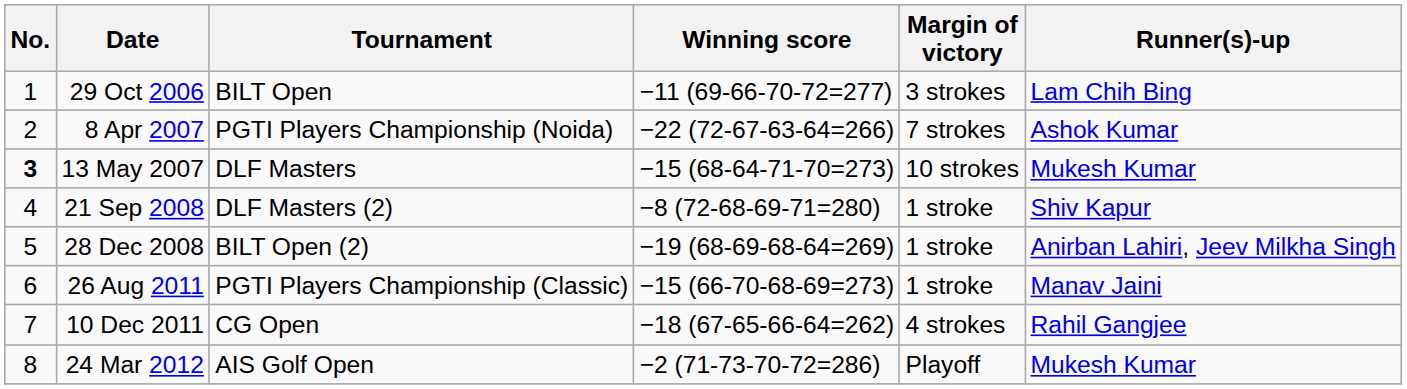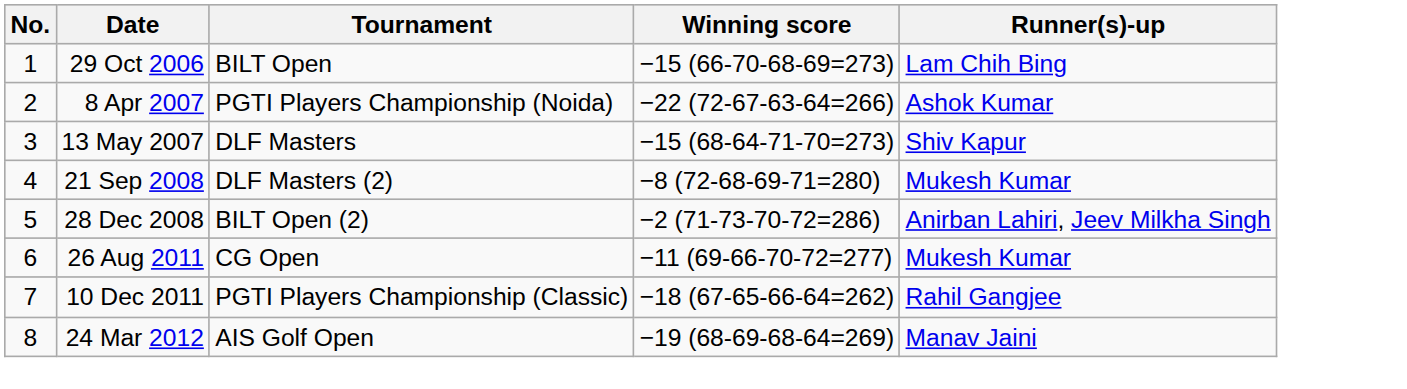- column: (962, 38)
(766, 91) −11 (69-66-70-72=277) -> (767, 63) −15 (66-70-68-69=273)
(30, 169) bold -> (30, 141) normal
(1113, 169) Mukesh Kumar -> (966, 141) Shiv Kapur
(1091, 208) Shiv Kapur -> (988, 180) Mukesh Kumar
(767, 247) −19 (68-69-68-64=269) -> (760, 219) −2 (71-73-70-72=286)
(422, 286) PGTI Players Championship (Classic) -> (267, 258) CG Open
(767, 286) −15 (66-70-68-69=273) -> (766, 258) −11 (69-66-70-72=277)
(1096, 286) Manav Jaini -> (988, 258) Mukesh Kumar
(267, 325) CG Open -> (422, 297) PGTI Players Championship (Classic)
(760, 364) −2 (71-73-70-72=286) -> (767, 336) −19 (68-69-68-64=269)
(1113, 364) Mukesh Kumar -> (971, 336) Manav Jaini
